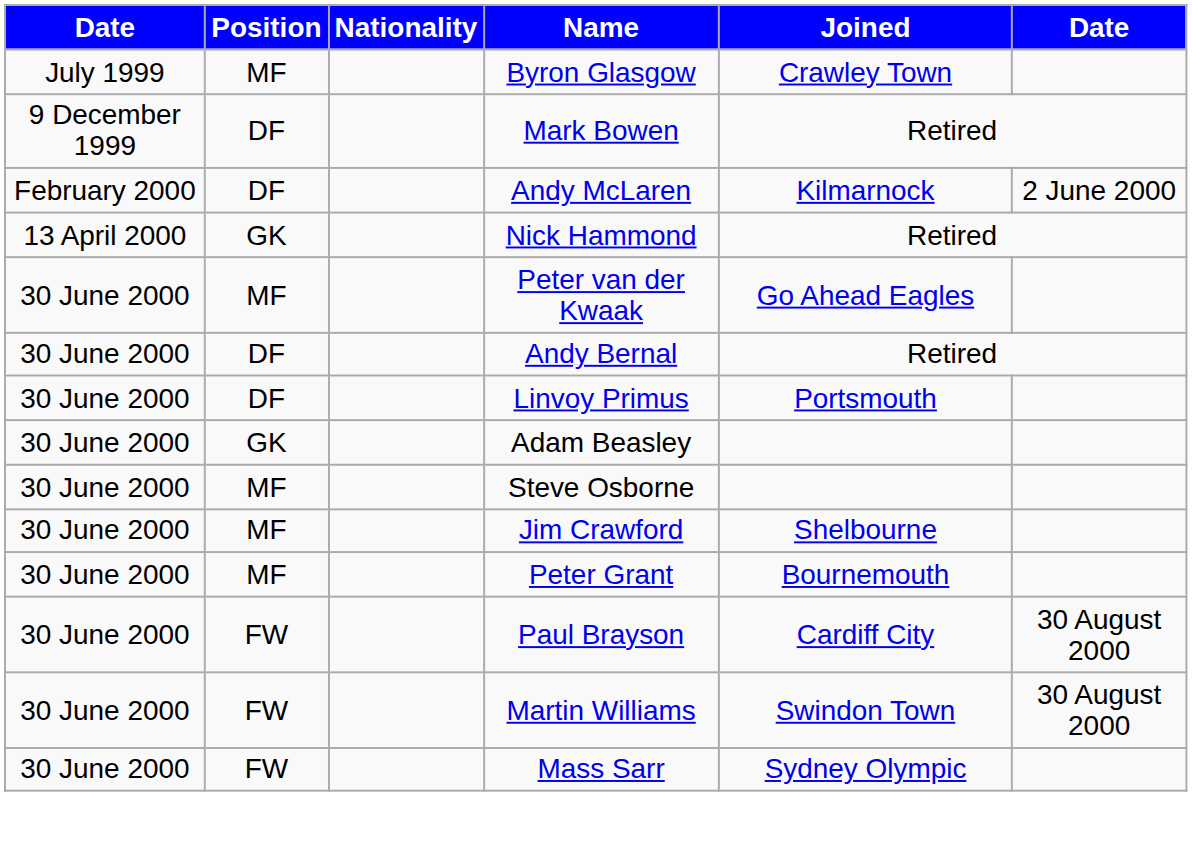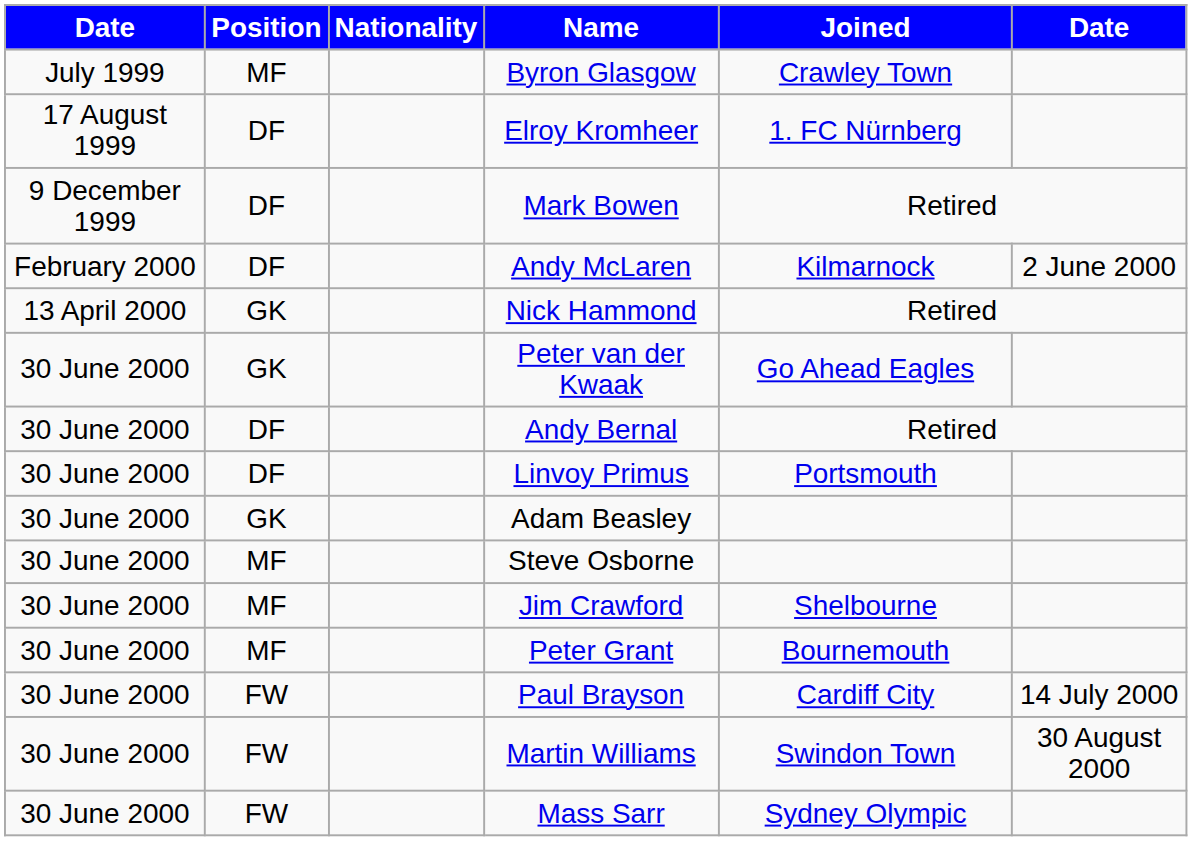+ row: (601, 131)
(266, 295) MF -> (266, 370) GK
(1099, 635) 30 August 2000 -> (1099, 694) 14 July 2000
